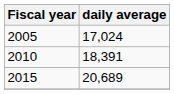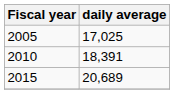(103, 36) 17,024 -> (103, 36) 17,025
